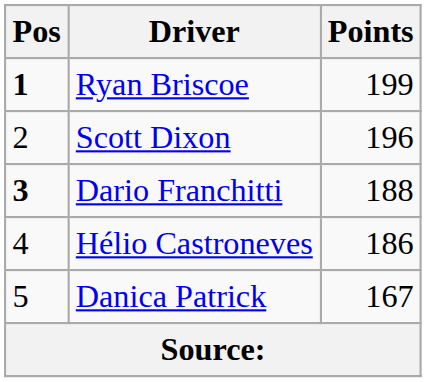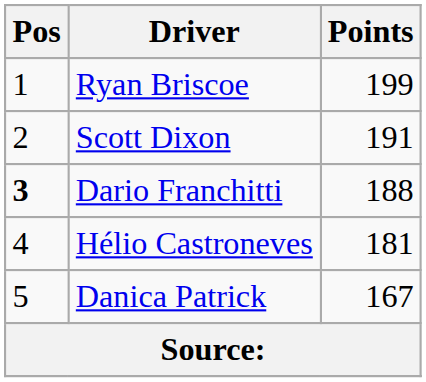(21, 84) bold -> (21, 84) normal
(390, 137) 196 -> (390, 137) 191
(390, 243) 186 -> (390, 243) 181
